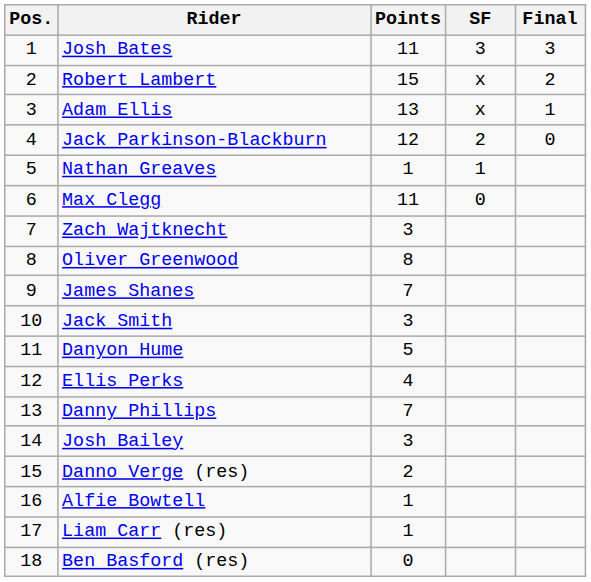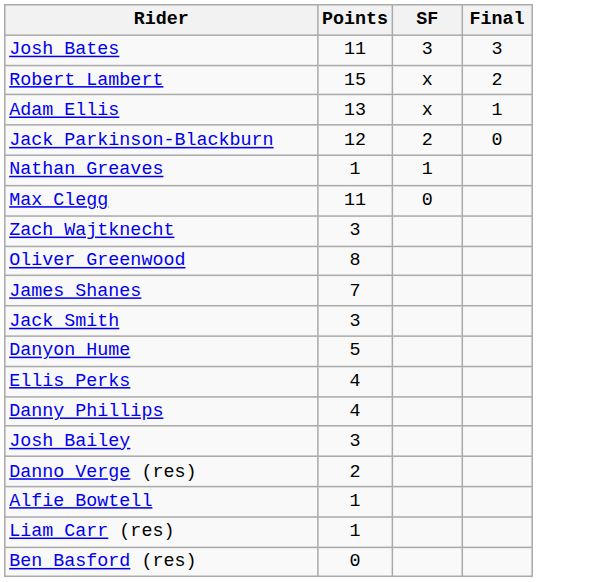- column: (31, 20)
(408, 411) 7 -> (355, 411) 4
